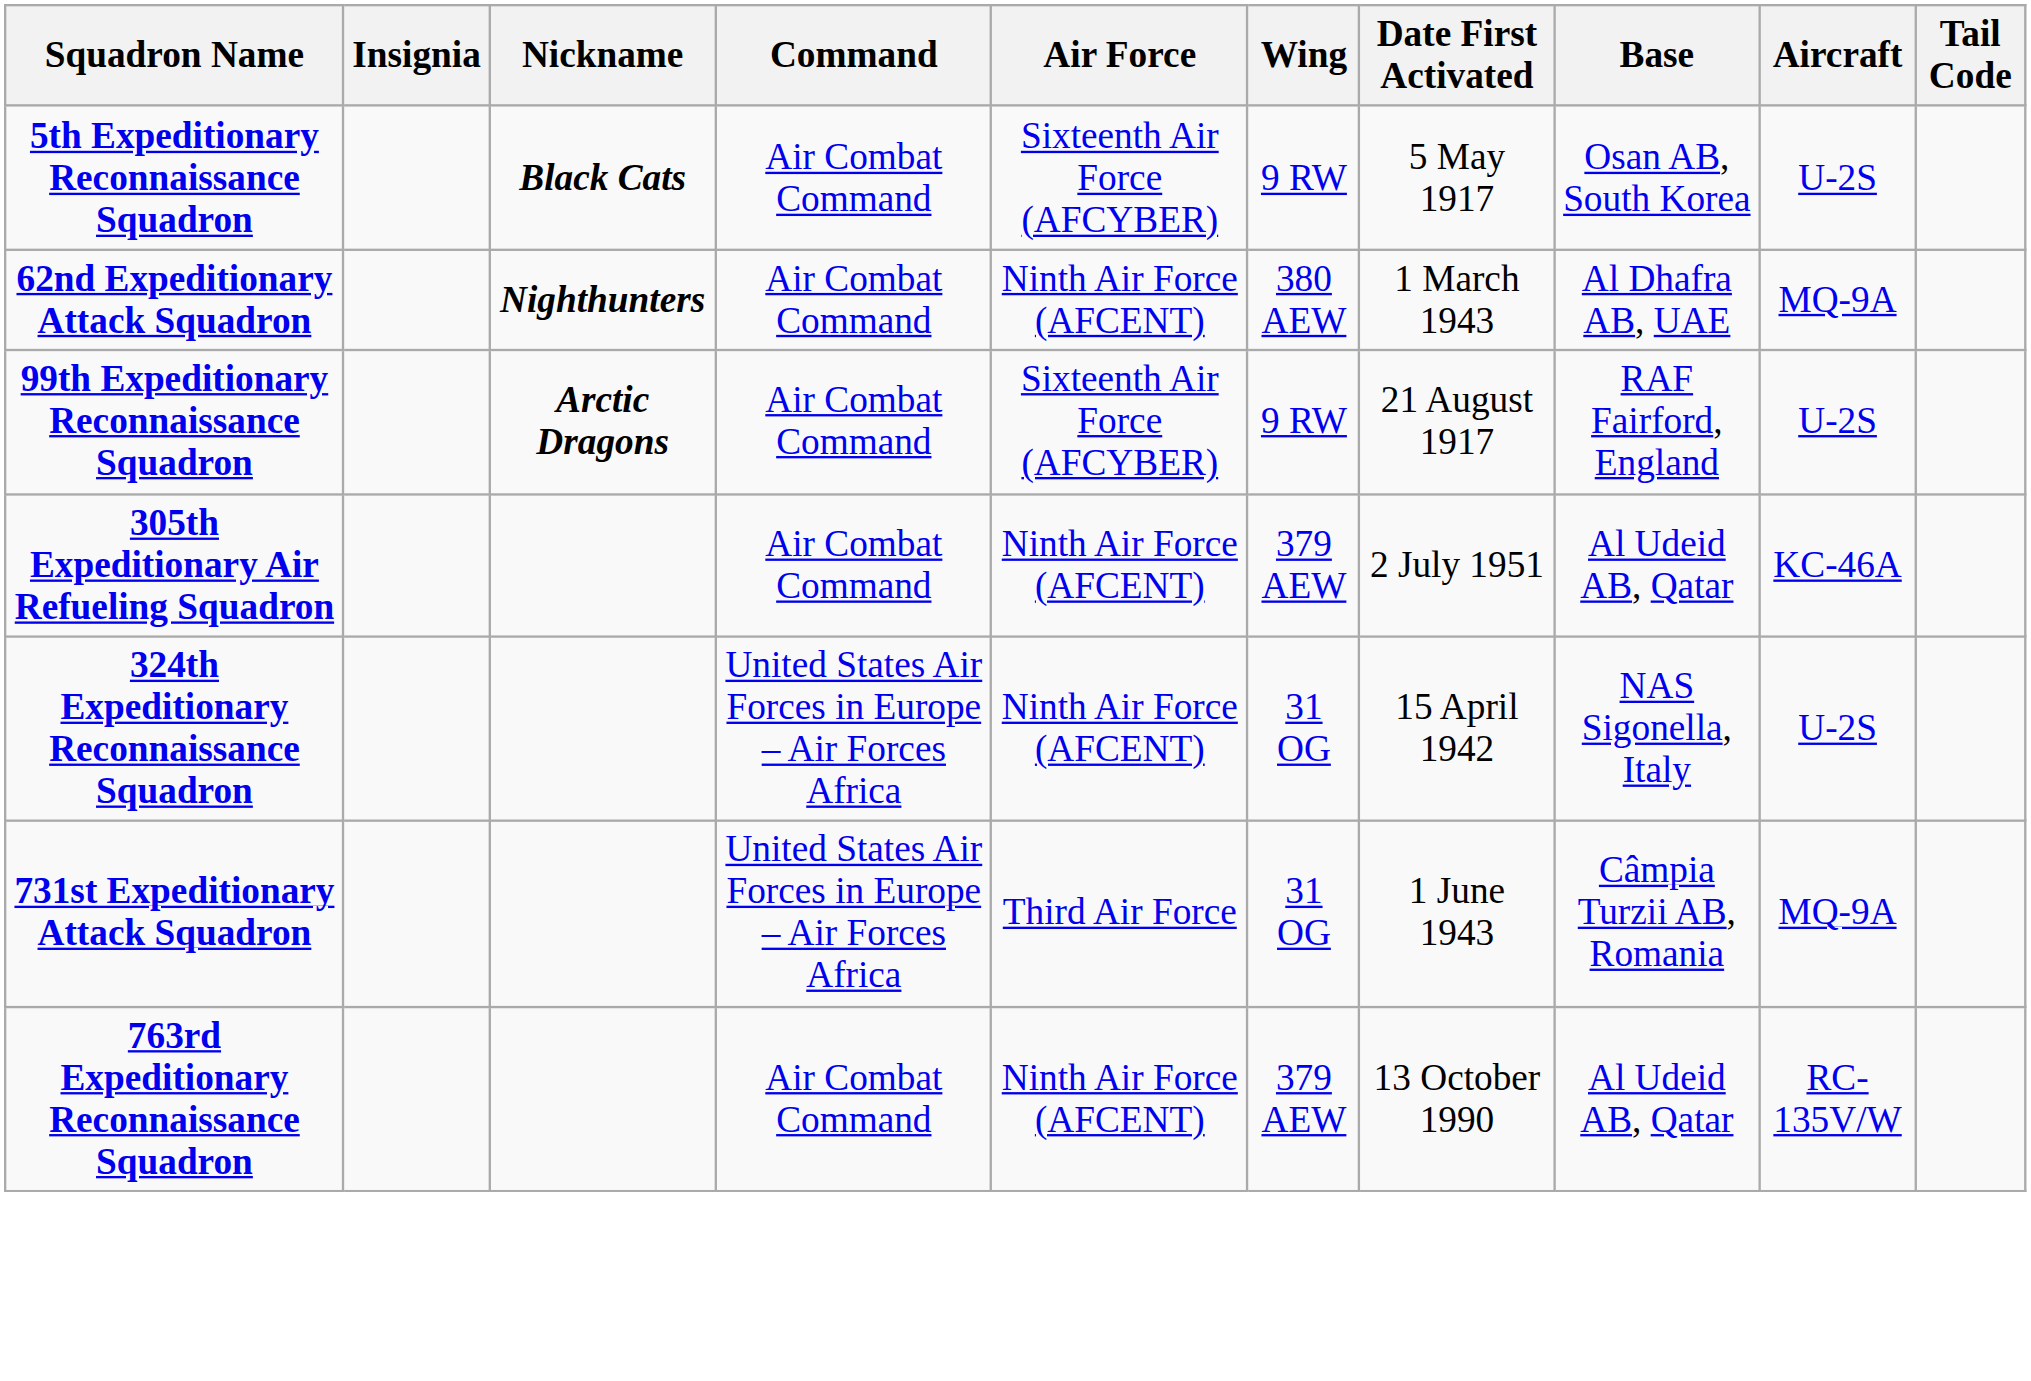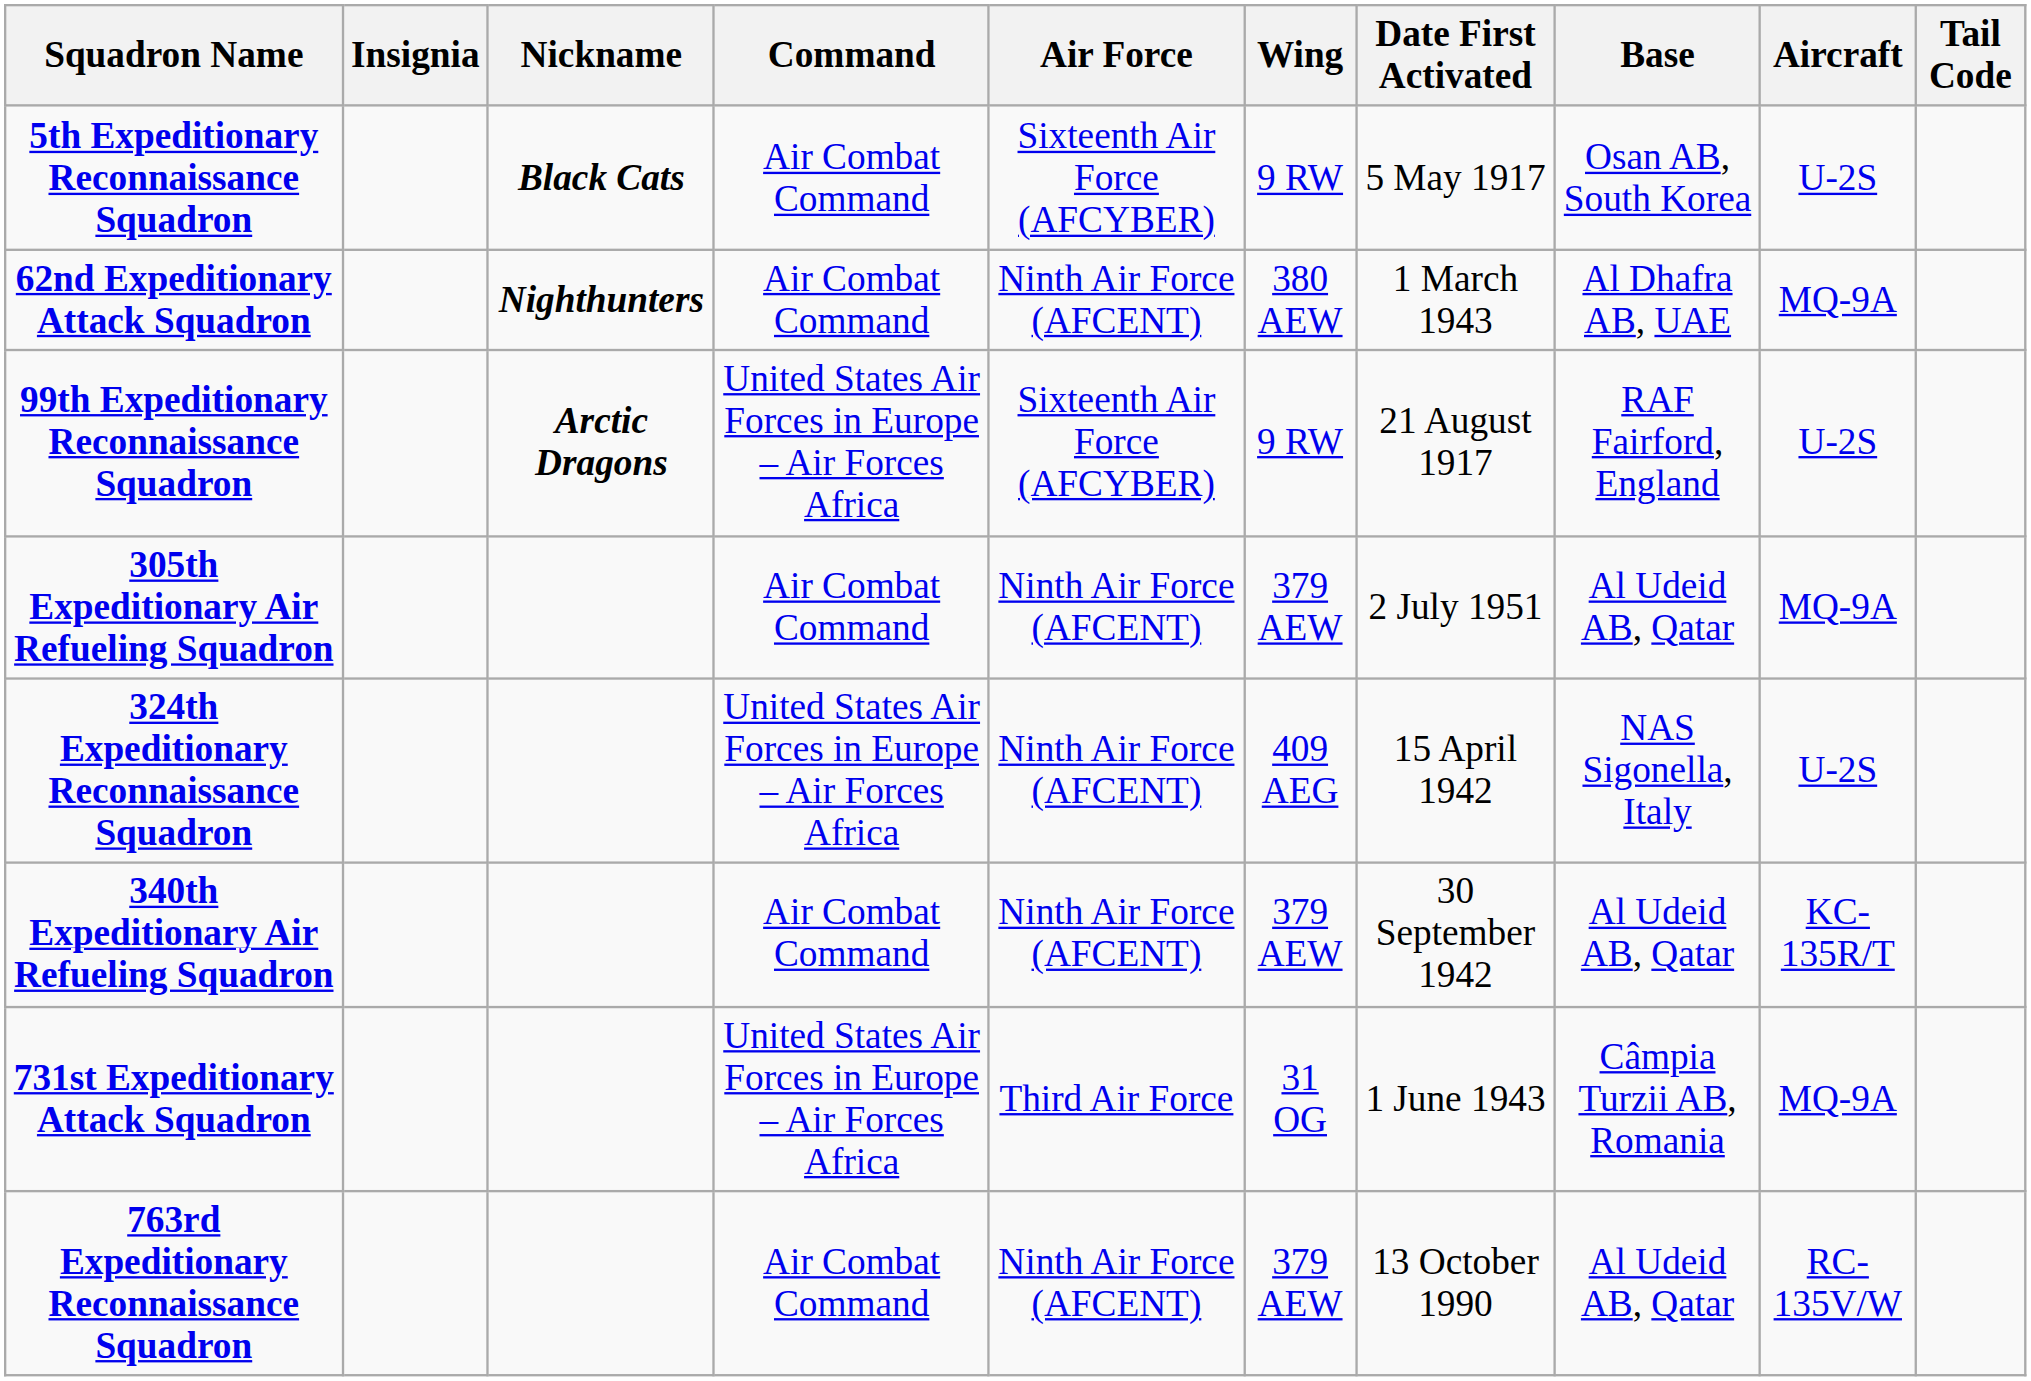(854, 421) Air Combat Command -> (852, 442) United States Air Forces in Europe – Air Forces Africa
(1838, 564) KC-46A -> (1838, 606) MQ-9A
(1304, 728) 31 OG -> (1300, 770) 409 AEG
+ row: (174, 934)
